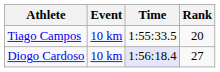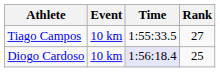(197, 36) 20 -> (197, 36) 27
(197, 57) 27 -> (197, 57) 25
